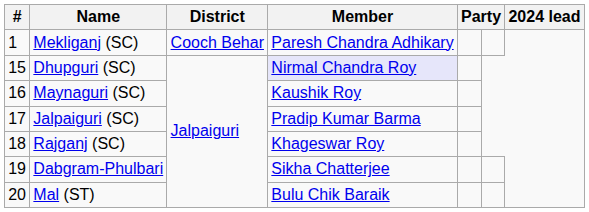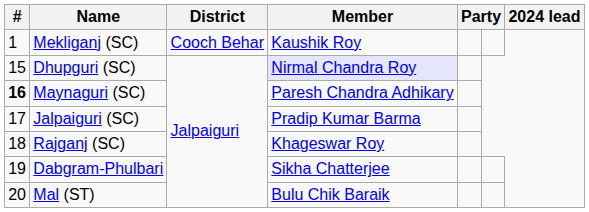(363, 42) Paresh Chandra Adhikary -> (316, 42) Kaushik Roy
(17, 93) normal -> (17, 93) bold
(316, 93) Kaushik Roy -> (363, 93) Paresh Chandra Adhikary
